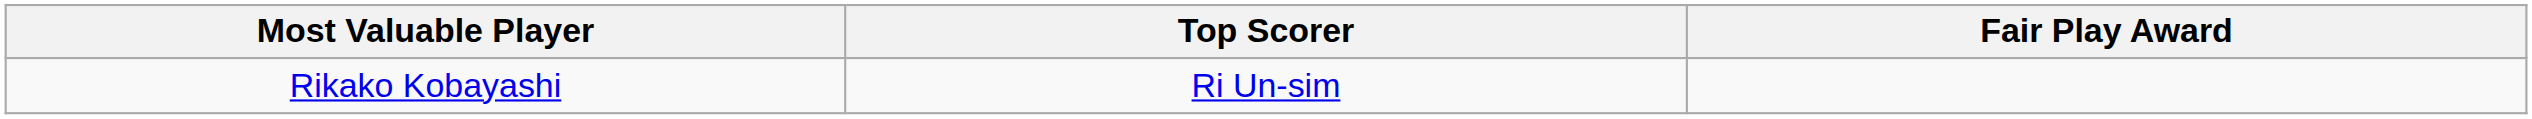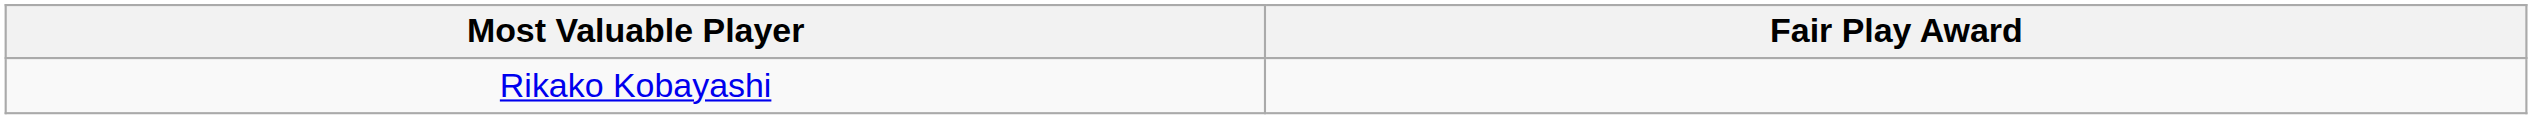- column: (1266, 31)
